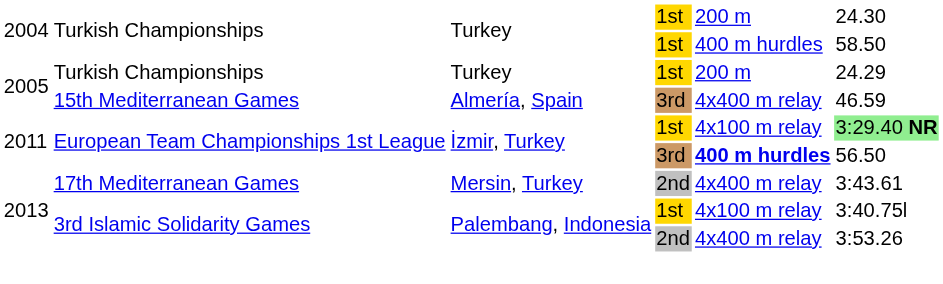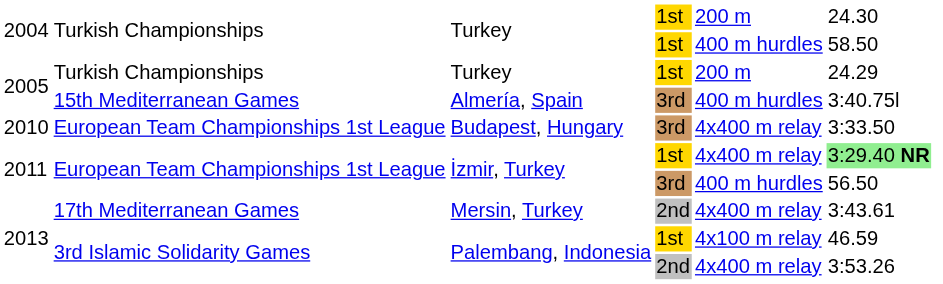(758, 100) 4x400 m relay -> (759, 100) 400 m hurdles
(861, 100) 46.59 -> (864, 100) 3:40.75l
+ row: (537, 127)
(758, 127) 4x100 m relay -> (758, 155) 4x400 m relay
(763, 155) bold -> (759, 183) normal
(871, 211) 3:40.75l -> (853, 238) 46.59
